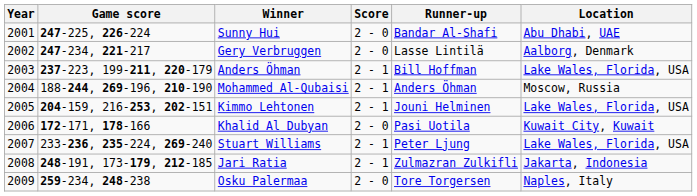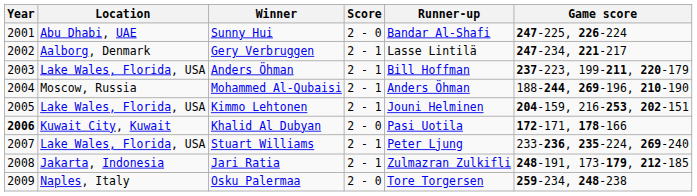columns swapped: (606, 14) <-> (126, 14)
(371, 51) 2 - 0 -> (364, 51) 2 - 1
(21, 126) normal -> (21, 126) bold
